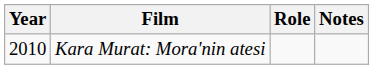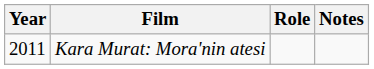(28, 49) 2010 -> (27, 49) 2011
